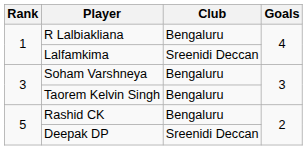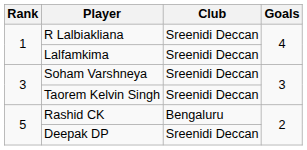(195, 34) Bengaluru -> (212, 34) Sreenidi Deccan
(195, 74) Bengaluru -> (212, 74) Sreenidi Deccan
(195, 94) Bengaluru -> (212, 94) Sreenidi Deccan
